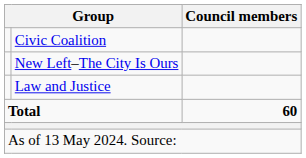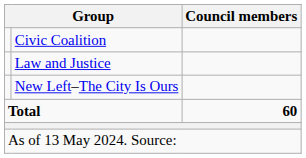rows swapped: (63, 87) <-> (97, 63)
